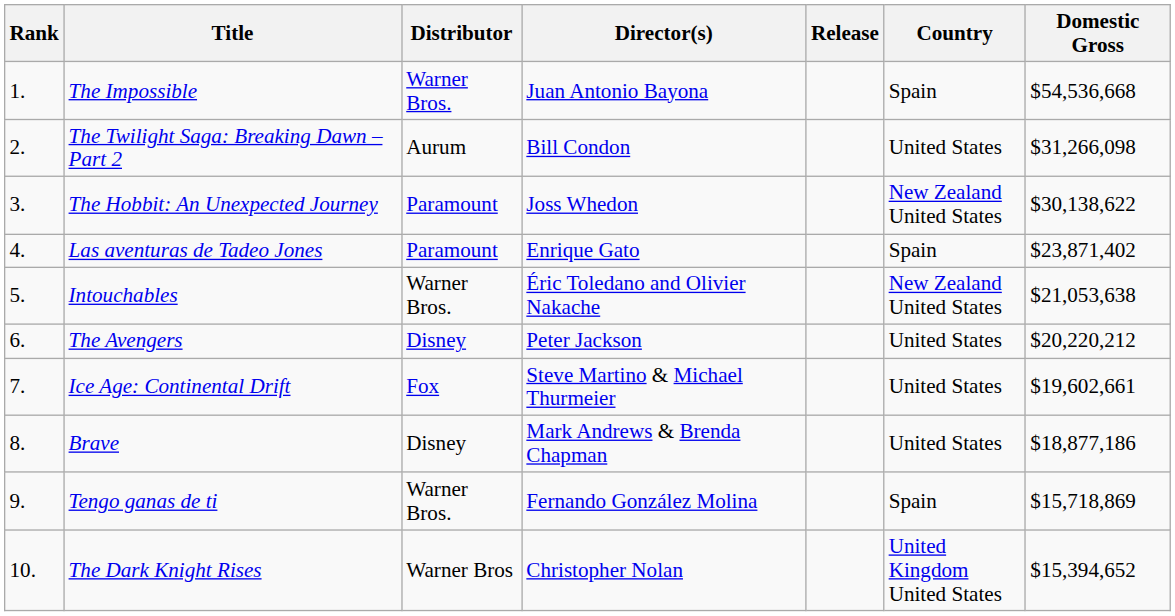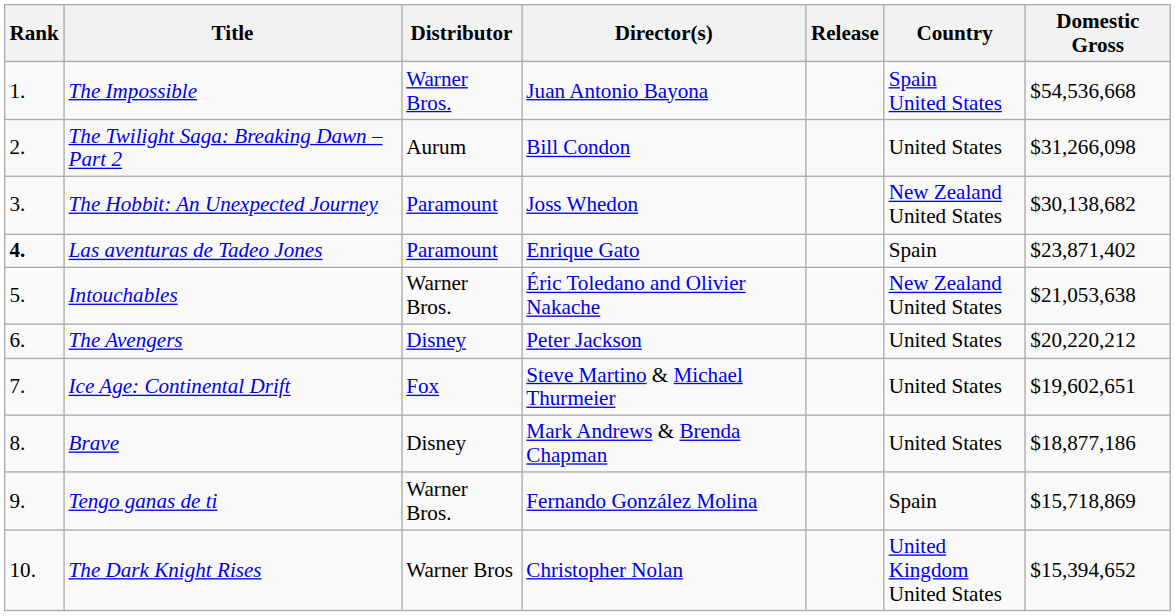(913, 90) Spain -> (945, 90) Spain United States
(1083, 204) $30,138,622 -> (1083, 204) $30,138,682
(17, 250) normal -> (17, 250) bold
(1083, 386) $19,602,661 -> (1083, 386) $19,602,651
